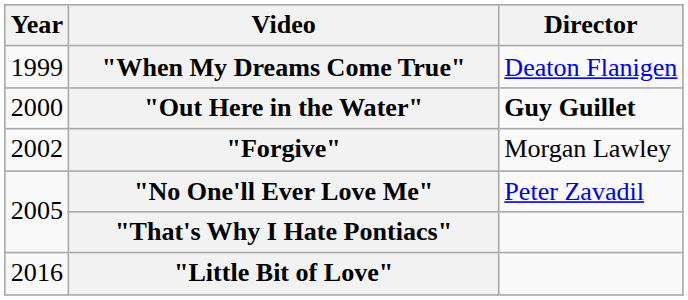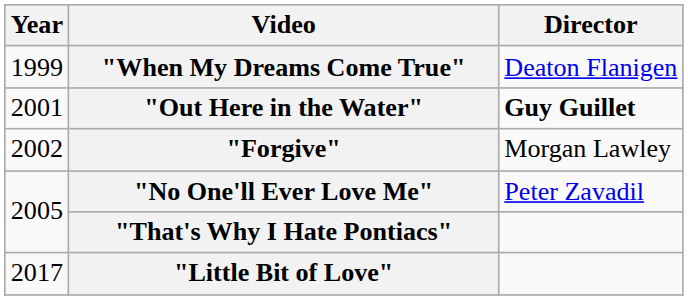(37, 107) 2000 -> (37, 107) 2001
(37, 273) 2016 -> (37, 273) 2017
